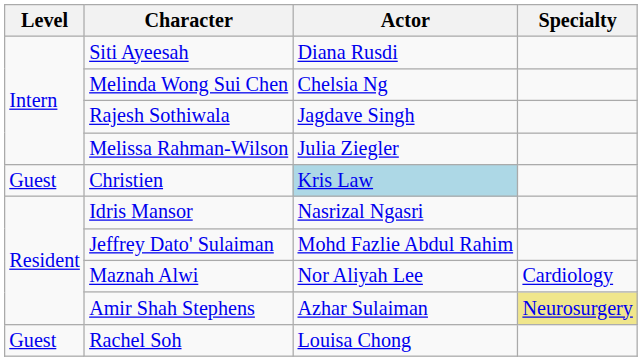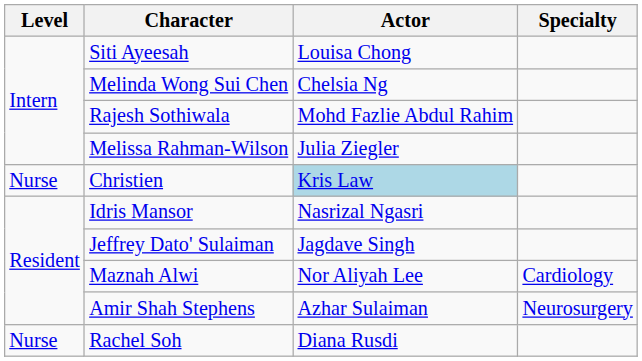(348, 52) Diana Rusdi -> (354, 52) Louisa Chong
(356, 116) Jagdave Singh -> (405, 116) Mohd Fazlie Abdul Rahim
(33, 180) Guest -> (33, 180) Nurse
(405, 244) Mohd Fazlie Abdul Rahim -> (356, 244) Jagdave Singh
(578, 308) khaki background -> (578, 308) no background
(33, 340) Guest -> (33, 340) Nurse
(354, 340) Louisa Chong -> (348, 340) Diana Rusdi
